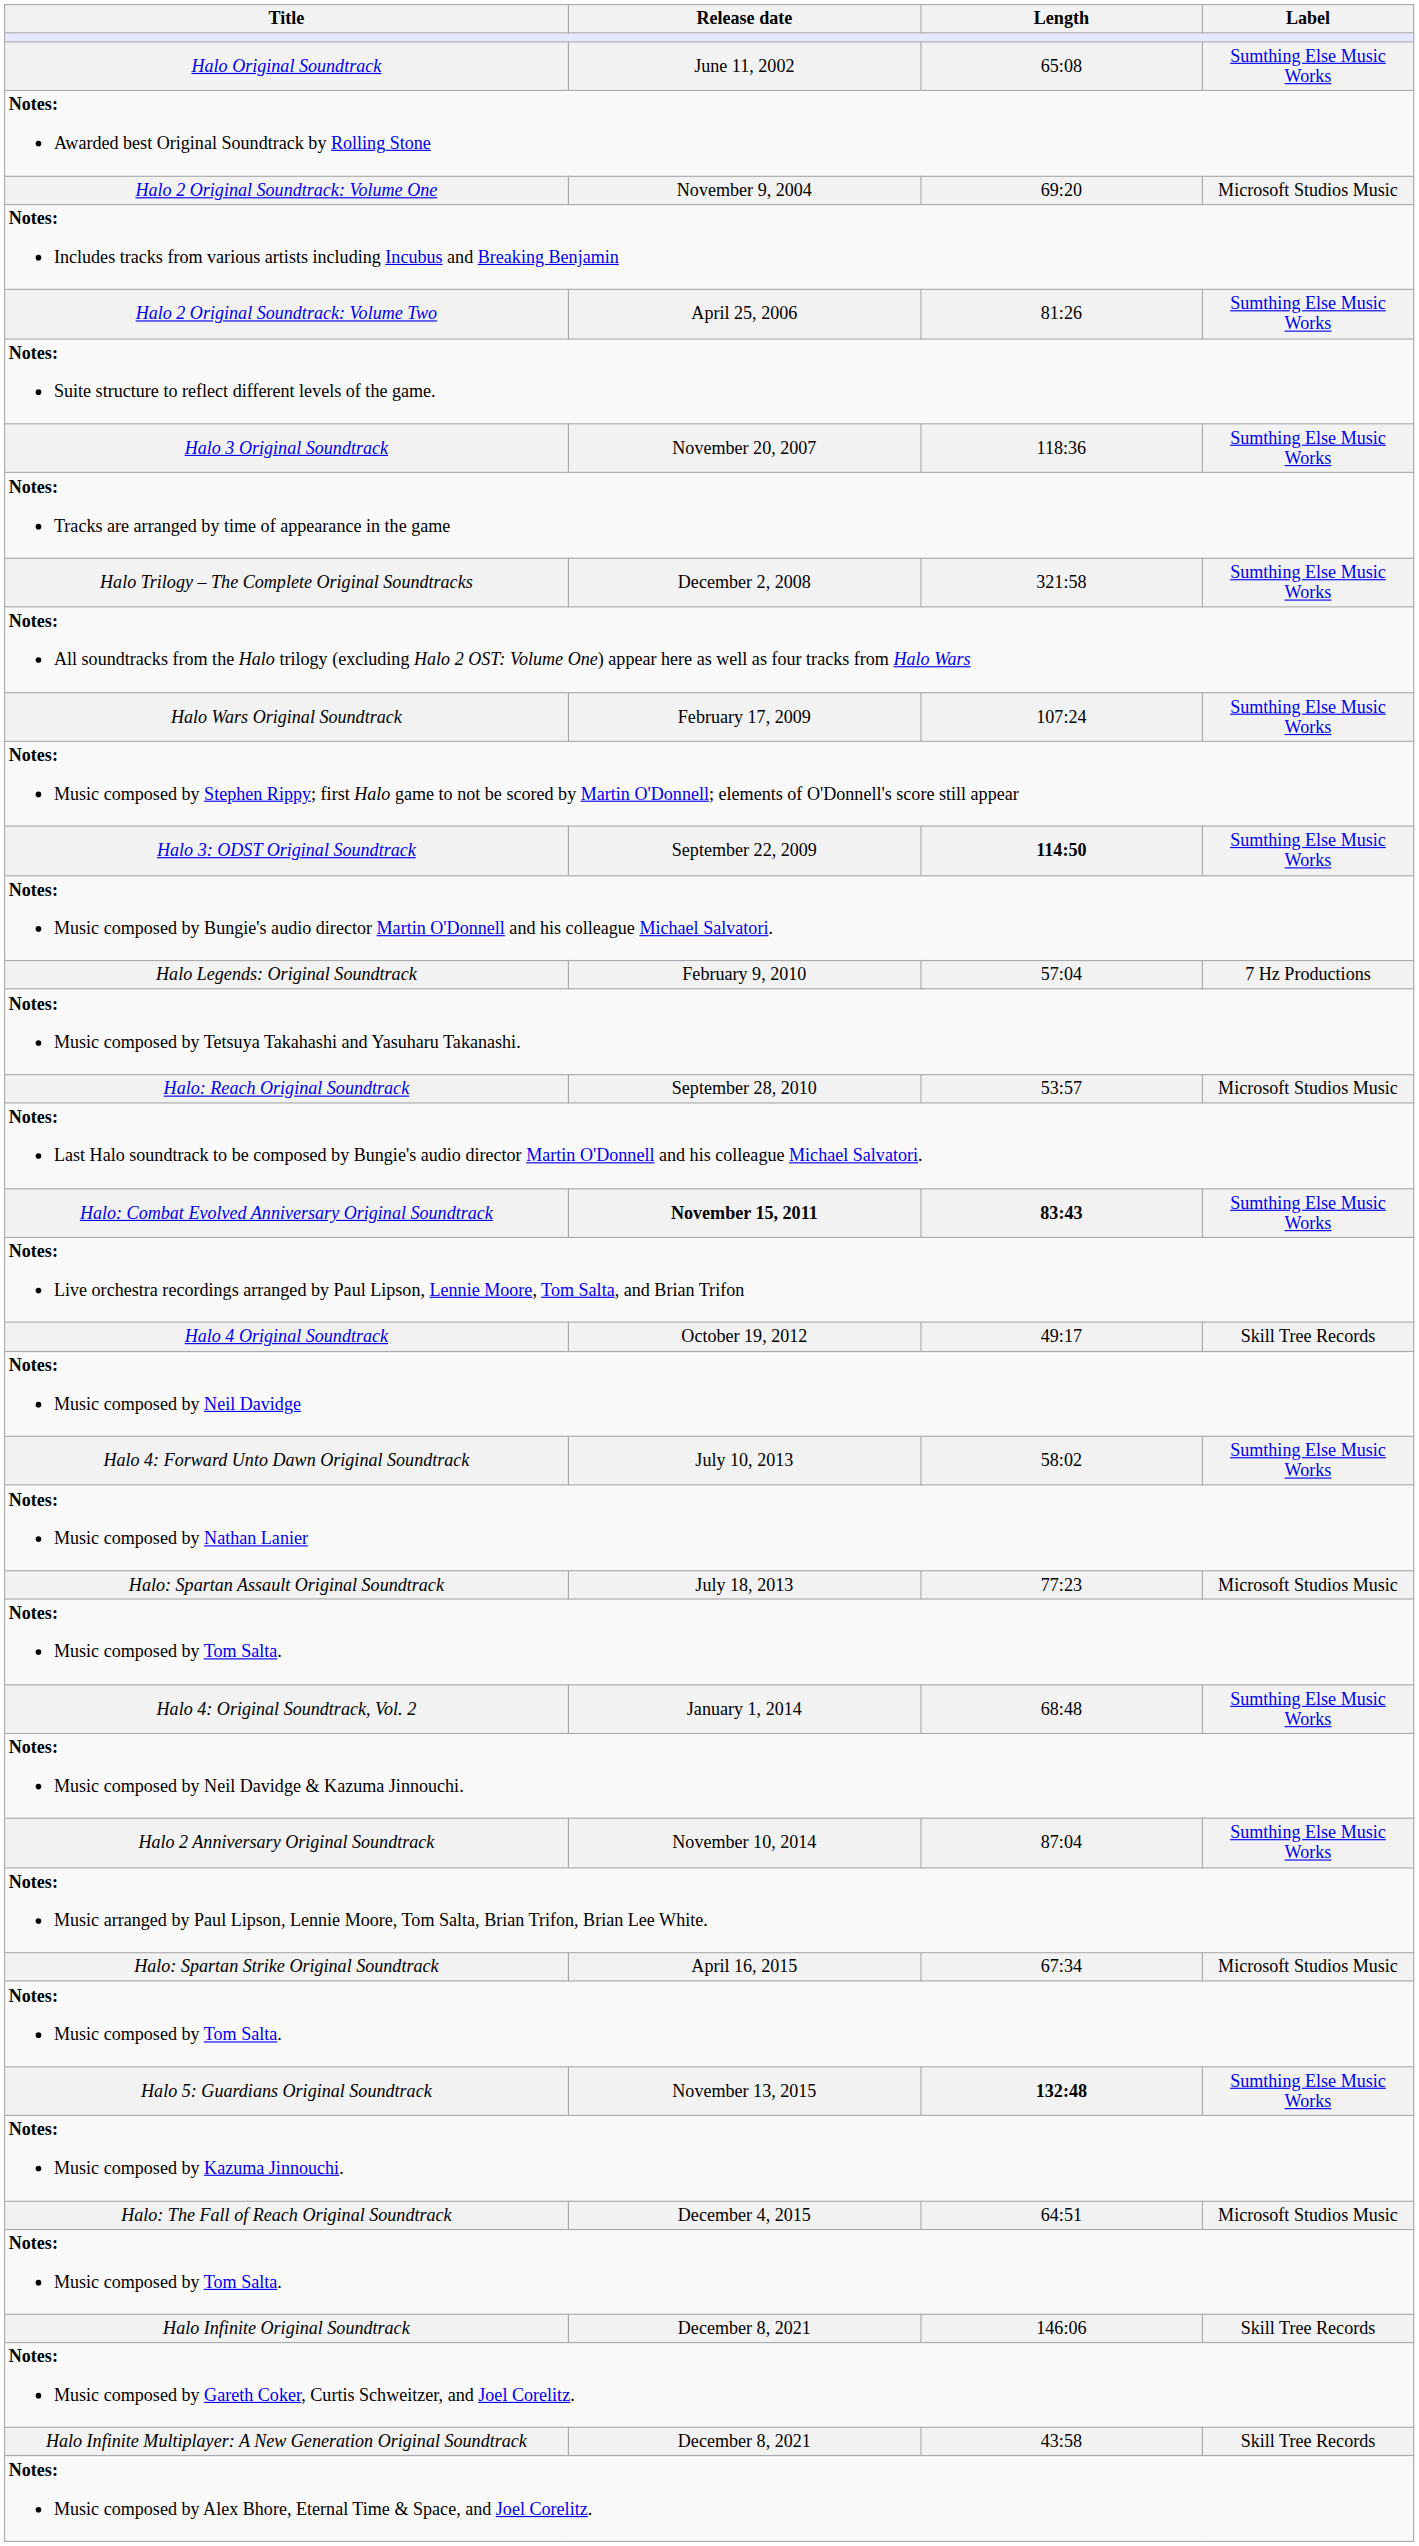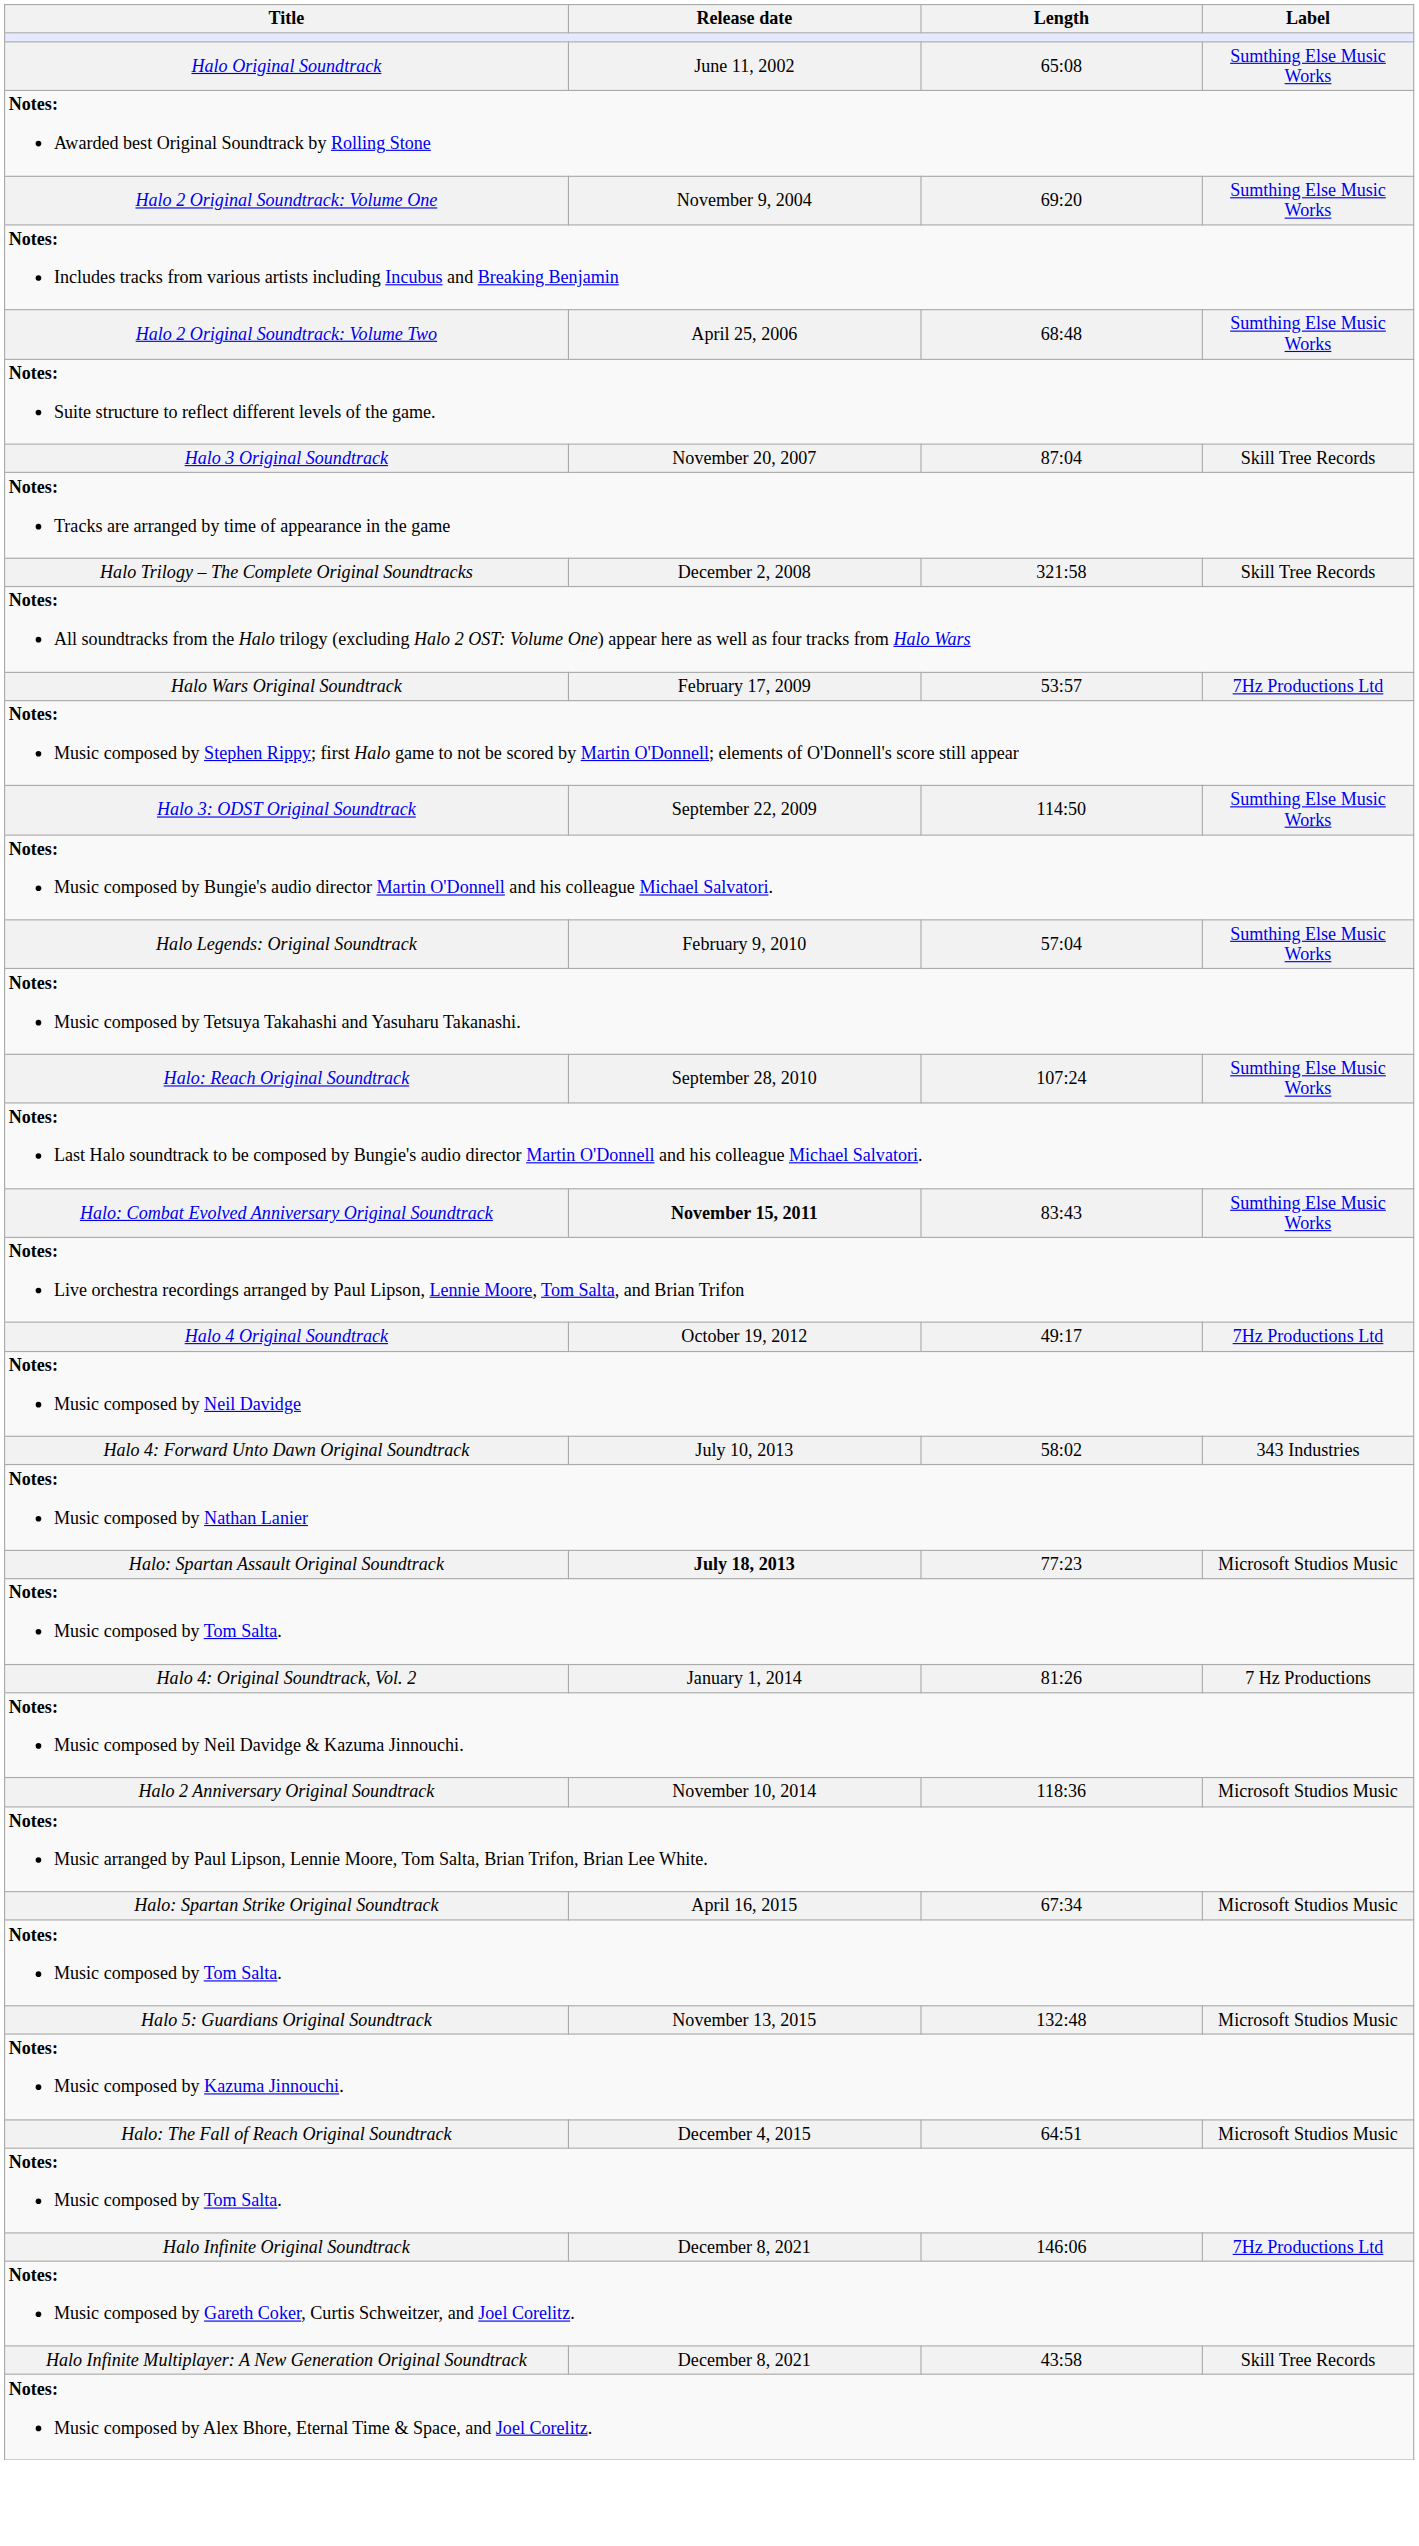(1308, 190) Microsoft Studios Music -> (1308, 200) Sumthing Else Music Works
(1061, 314) 81:26 -> (1061, 334) 68:48
(1061, 448) 118:36 -> (1061, 458) 87:04
(1308, 448) Sumthing Else Music Works -> (1308, 458) Skill Tree Records
(1308, 582) Sumthing Else Music Works -> (1308, 572) Skill Tree Records
(1061, 716) 107:24 -> (1061, 686) 53:57
(1308, 716) Sumthing Else Music Works -> (1308, 686) 7Hz Productions Ltd
(1061, 850) bold -> (1061, 810) normal
(1308, 974) 7 Hz Productions -> (1308, 944) Sumthing Else Music Works
(1061, 1088) 53:57 -> (1061, 1078) 107:24
(1308, 1088) Microsoft Studios Music -> (1308, 1078) Sumthing Else Music Works
(1061, 1212) bold -> (1061, 1212) normal
(1308, 1336) Skill Tree Records -> (1308, 1336) 7Hz Productions Ltd
(1308, 1460) Sumthing Else Music Works -> (1308, 1450) 343 Industries
(744, 1584) normal -> (744, 1564) bold
(1061, 1708) 68:48 -> (1061, 1678) 81:26
(1308, 1708) Sumthing Else Music Works -> (1308, 1678) 7 Hz Productions
(1061, 1842) 87:04 -> (1061, 1792) 118:36
(1308, 1842) Sumthing Else Music Works -> (1308, 1792) Microsoft Studios Music
(1061, 2090) bold -> (1061, 2019) normal
(1308, 2090) Sumthing Else Music Works -> (1308, 2019) Microsoft Studios Music
(1308, 2328) Skill Tree Records -> (1308, 2246) 7Hz Productions Ltd
